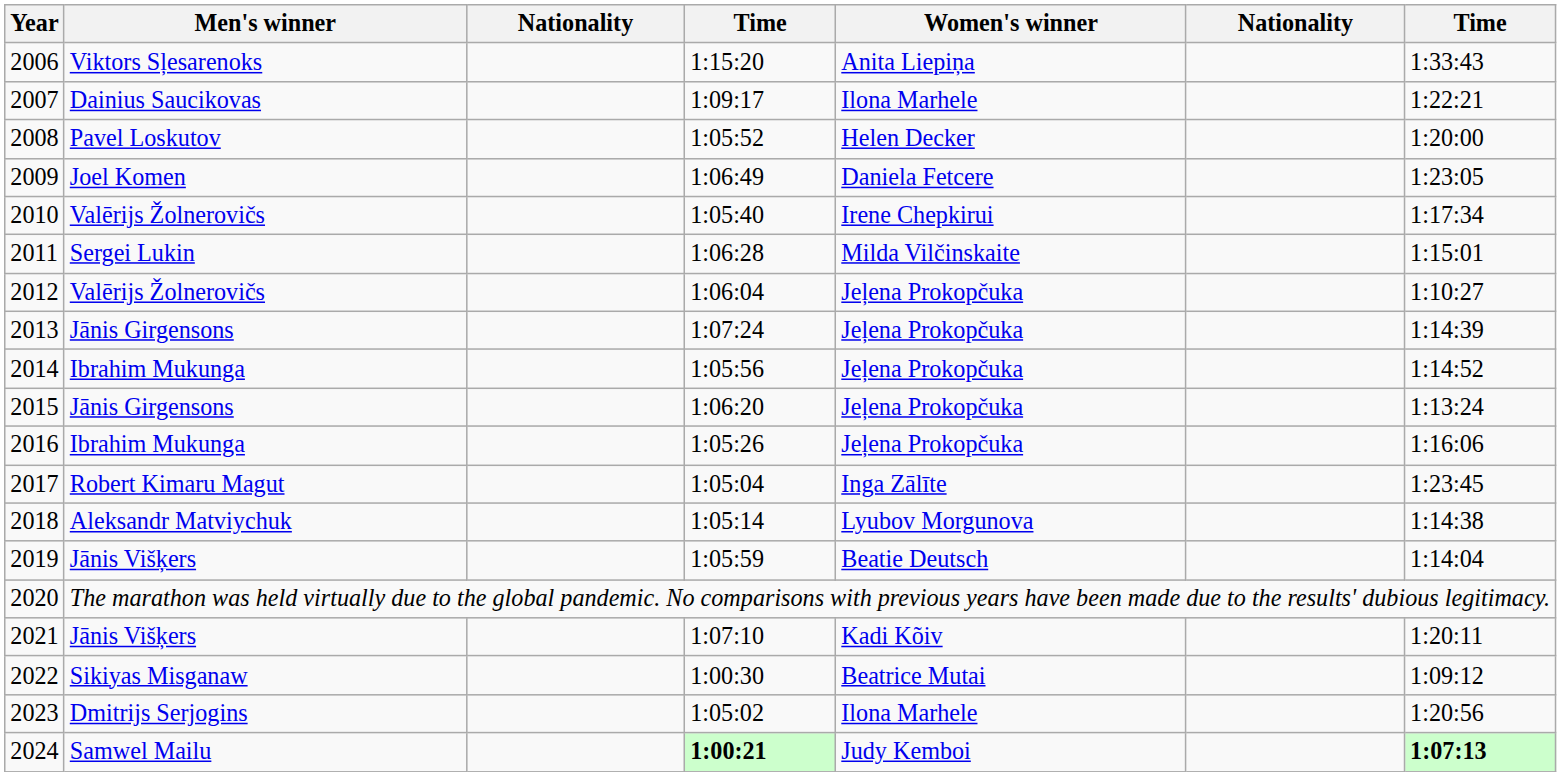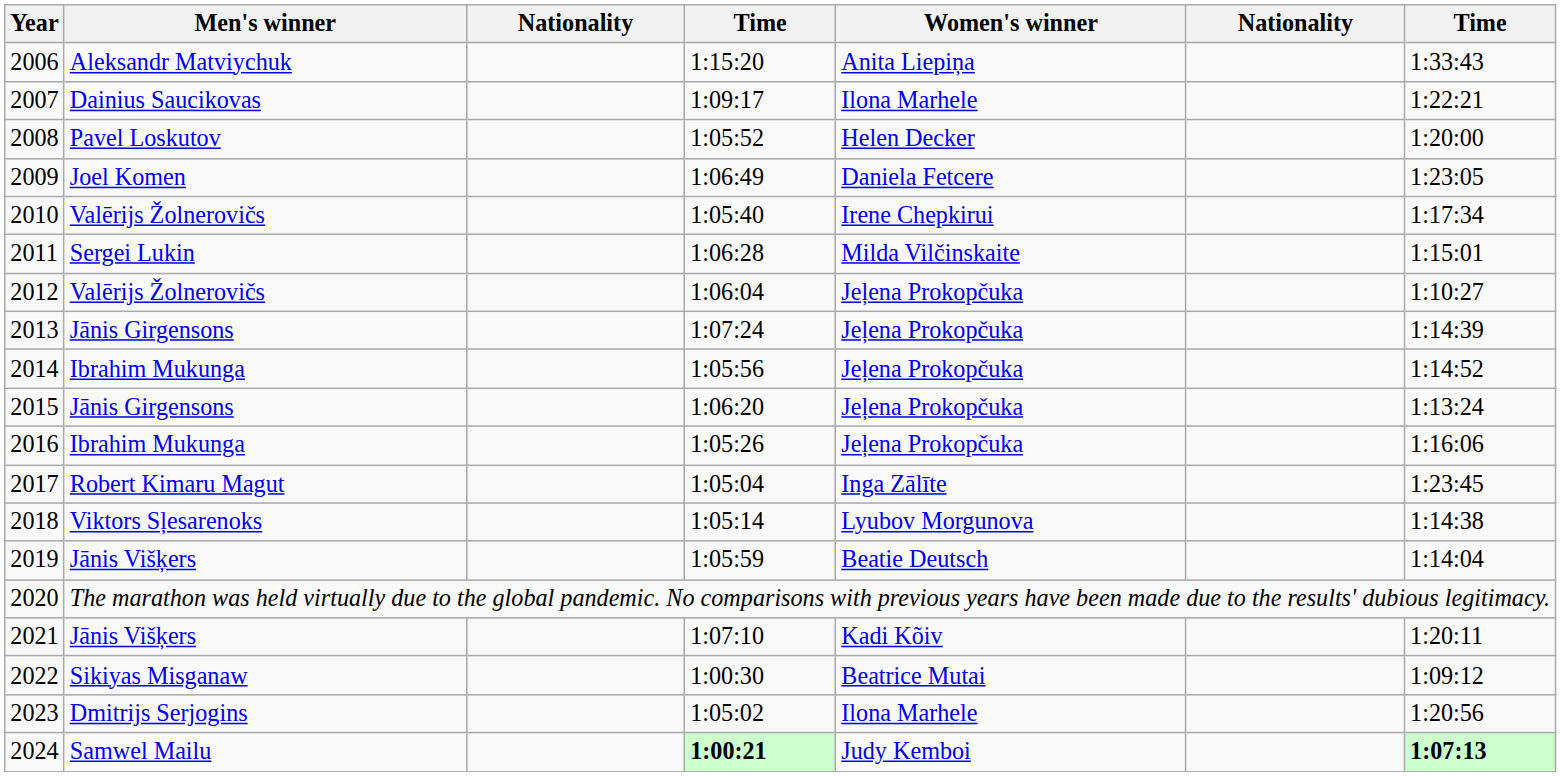(166, 61) Viktors Sļesarenoks -> (181, 61) Aleksandr Matviychuk
(181, 521) Aleksandr Matviychuk -> (166, 521) Viktors Sļesarenoks
